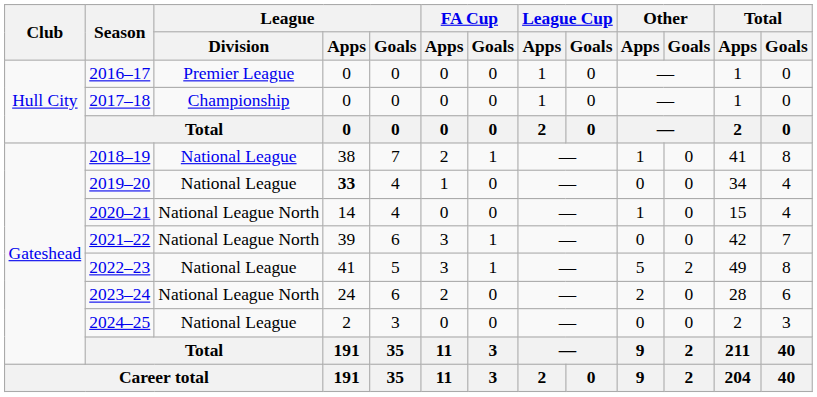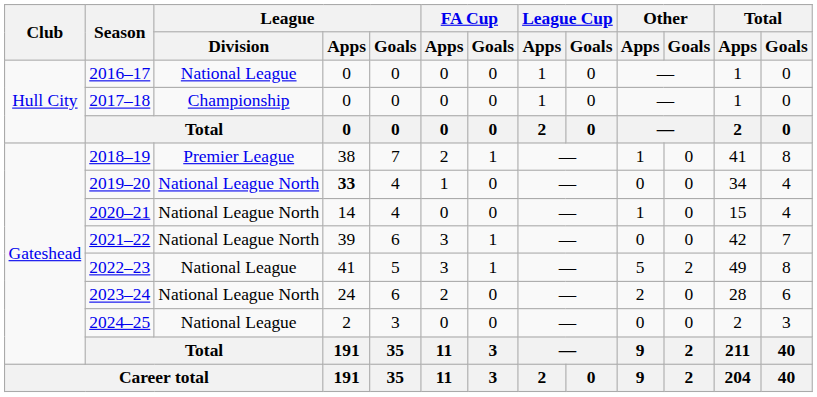(239, 73) Premier League -> (239, 73) National League
(239, 156) National League -> (239, 156) Premier League
(239, 184) National League -> (239, 184) National League North
